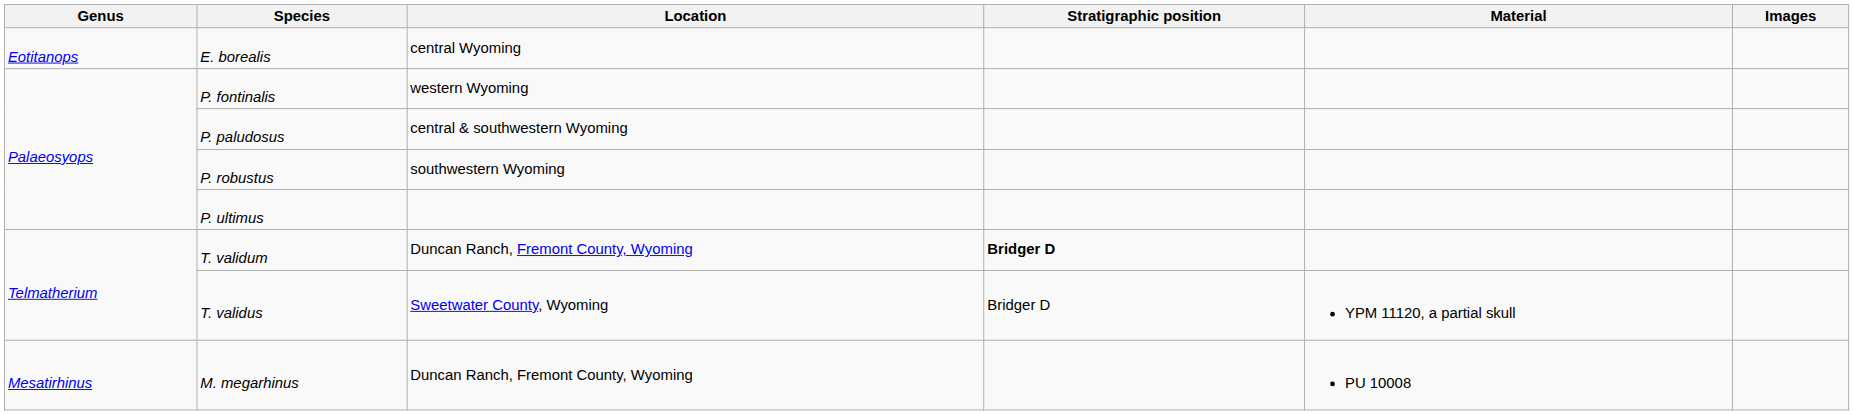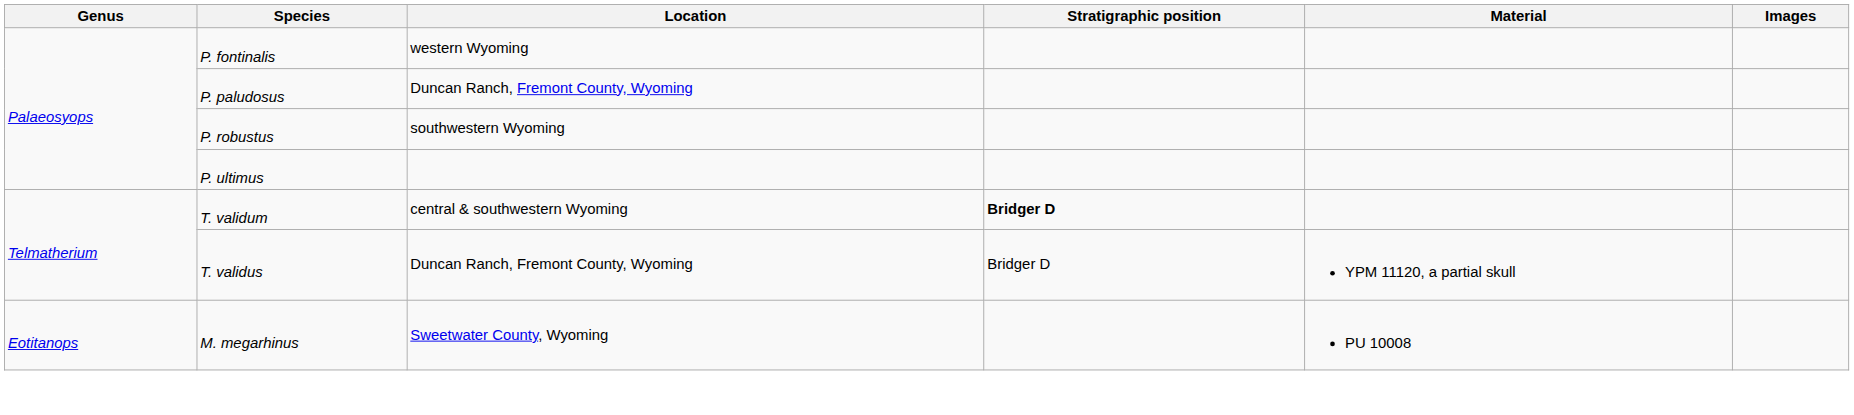- row: (235, 56)
(519, 128) central & southwestern Wyoming -> (552, 88) Duncan Ranch, Fremont County, Wyoming
(552, 249) Duncan Ranch, Fremont County, Wyoming -> (519, 209) central & southwestern Wyoming
(509, 305) Sweetwater County, Wyoming -> (552, 264) Duncan Ranch, Fremont County, Wyoming
(50, 383) Mesatirhinus -> (43, 343) Eotitanops
(552, 375) Duncan Ranch, Fremont County, Wyoming -> (509, 334) Sweetwater County, Wyoming
